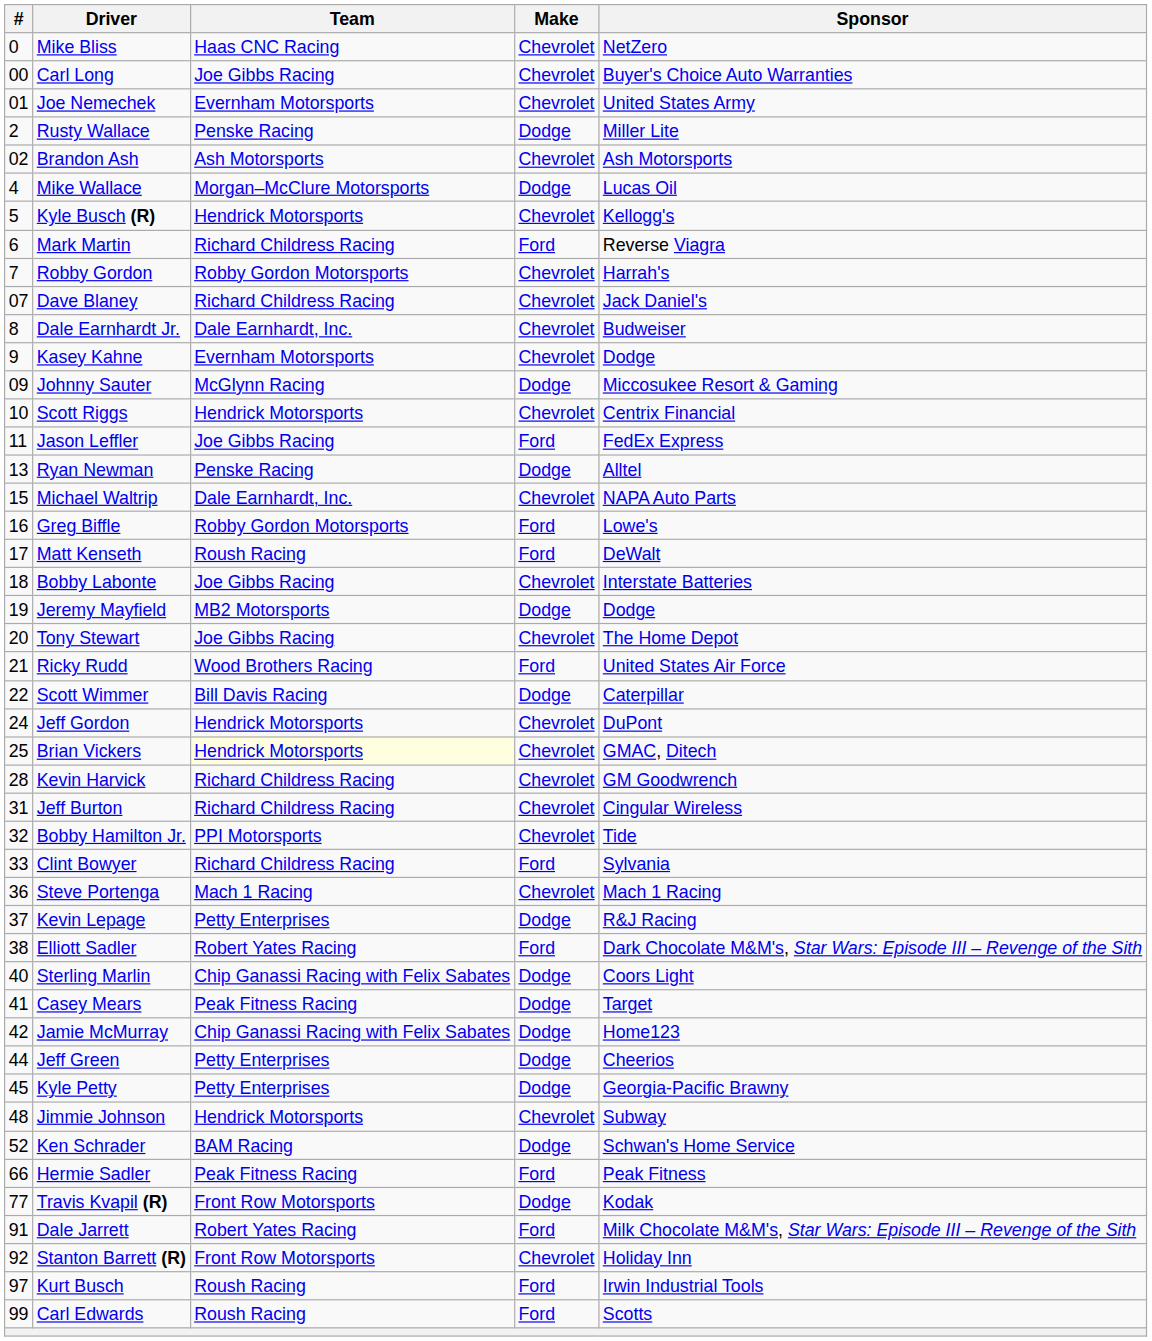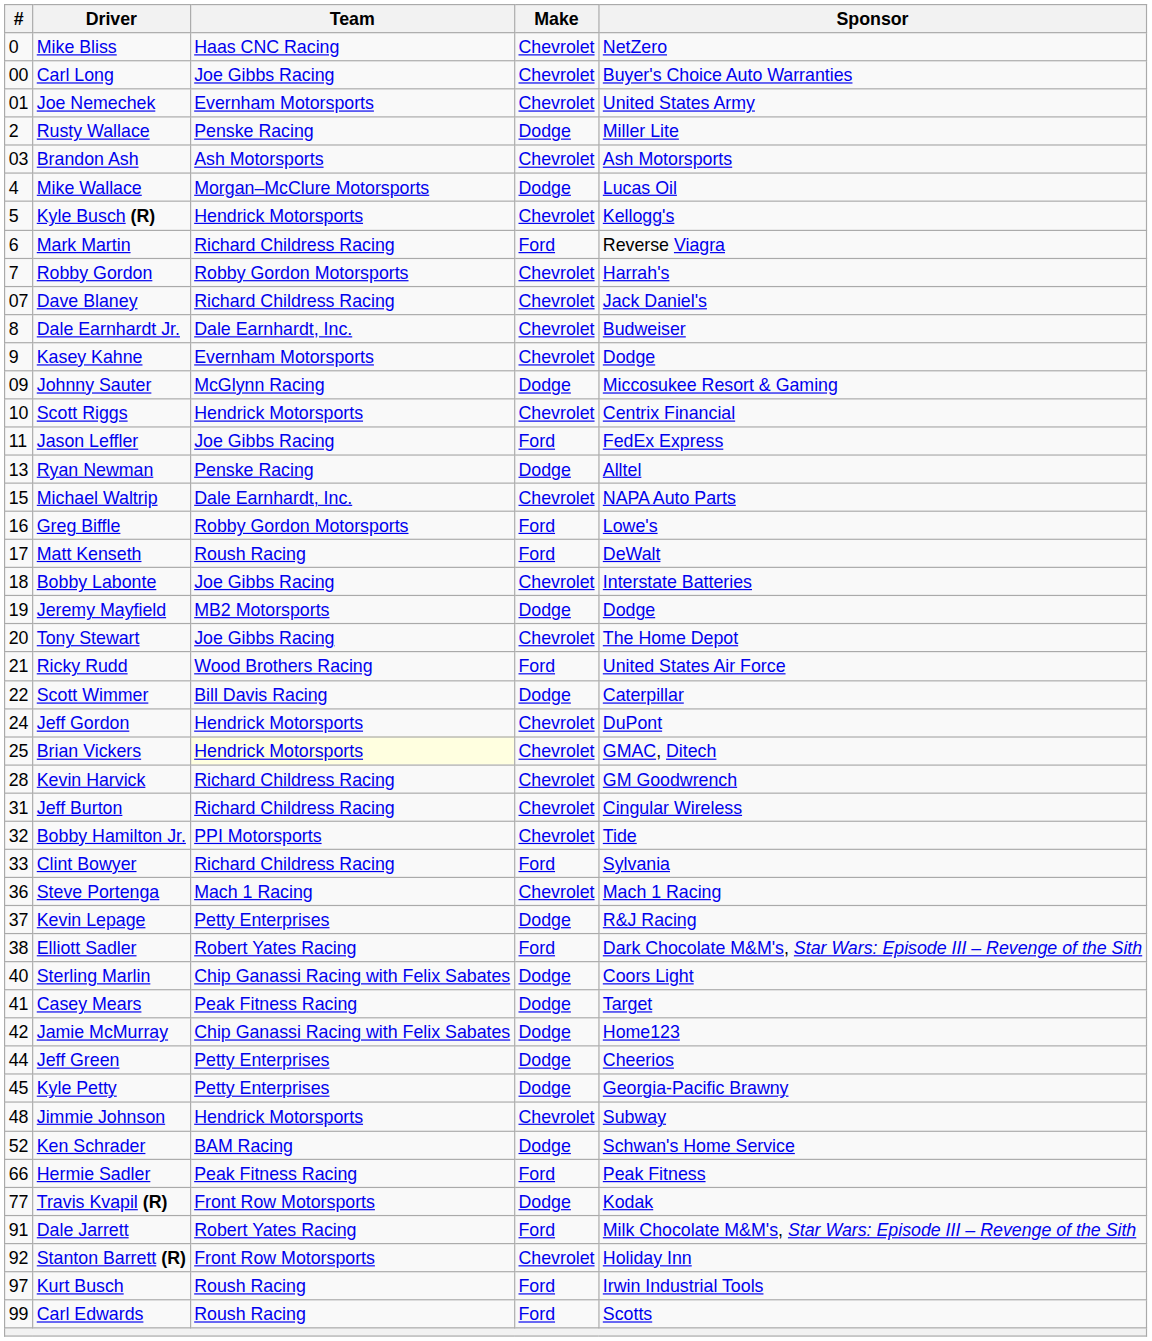(19, 160) 02 -> (19, 160) 03
